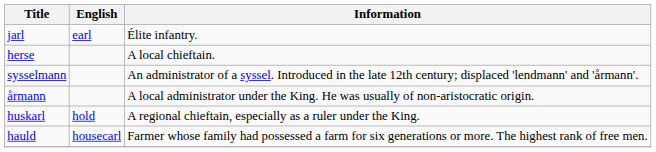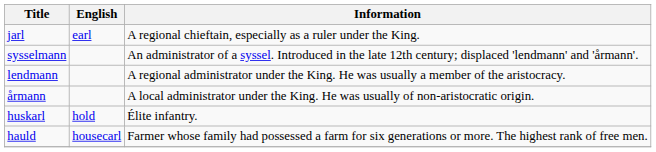(162, 34) Élite infantry. -> (273, 34) A regional chieftain, especially as a ruler under the King.
- row: (21, 55)
+ row: (33, 75)
(273, 116) A regional chieftain, especially as a ruler under the King. -> (162, 116) Élite infantry.
